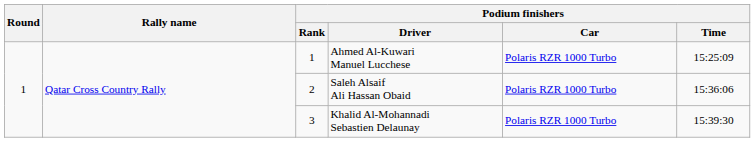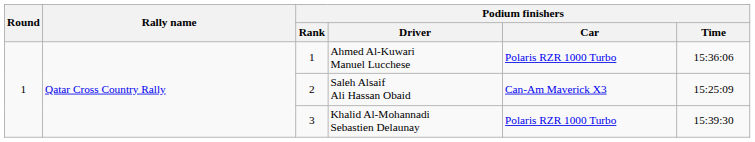(714, 57) 15:25:09 -> (714, 57) 15:36:06
(561, 89) Polaris RZR 1000 Turbo -> (556, 89) Can-Am Maverick X3
(714, 89) 15:36:06 -> (714, 89) 15:25:09
